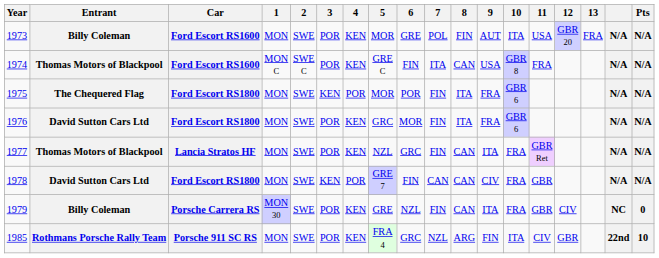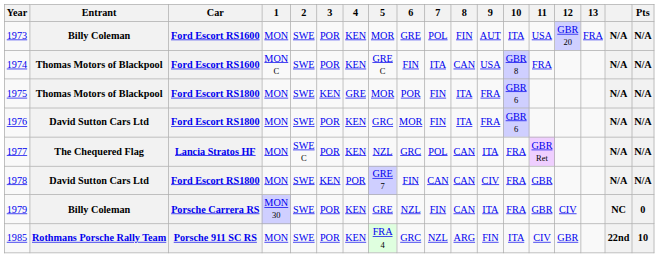(304, 65) SWE C -> (304, 65) SWE
(99, 94) The Chequered Flag -> (99, 94) Thomas Motors of Blackpool
(356, 94) POR -> (356, 94) GRE
(99, 151) Thomas Motors of Blackpool -> (99, 151) The Chequered Flag
(304, 151) SWE -> (304, 151) SWE C
(438, 151) FIN -> (438, 151) POL
